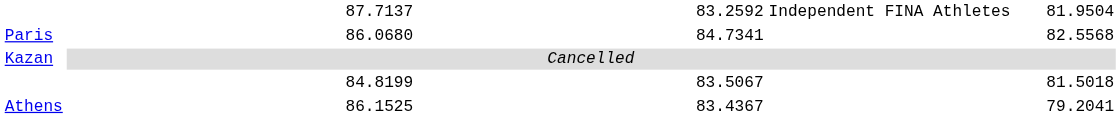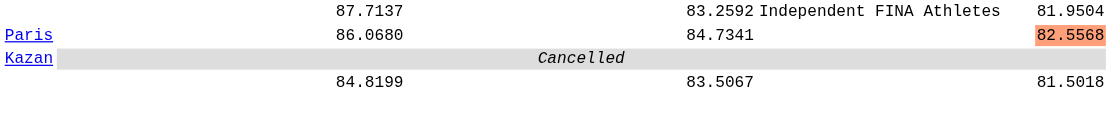(1080, 36) no background -> (1071, 36) lightsalmon background
- row: (34, 106)
